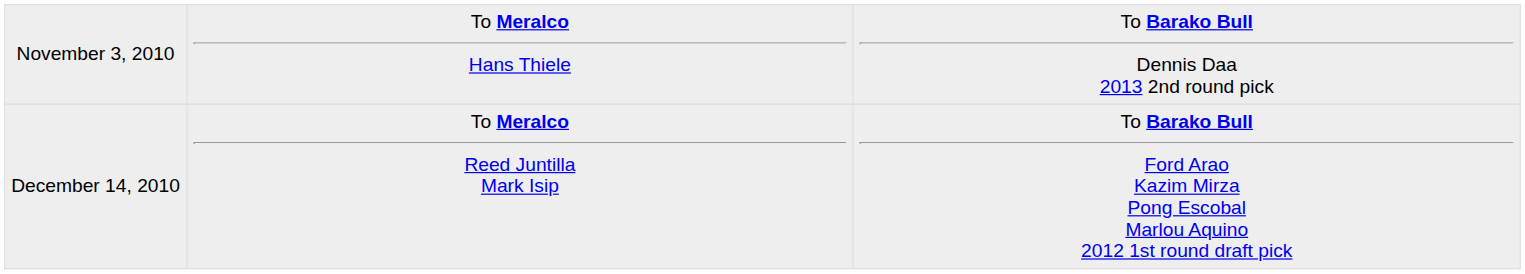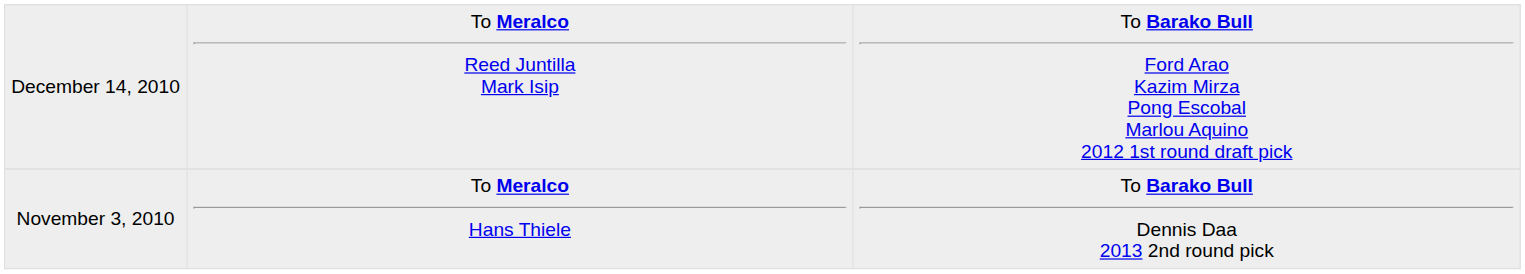rows swapped: (96, 54) <-> (96, 186)
